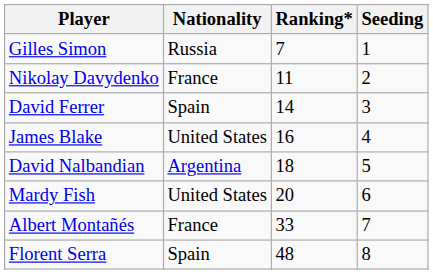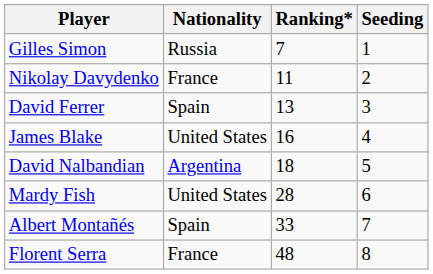(285, 107) 14 -> (285, 107) 13
(285, 195) 20 -> (285, 195) 28
(193, 225) France -> (189, 225) Spain
(189, 254) Spain -> (193, 254) France
